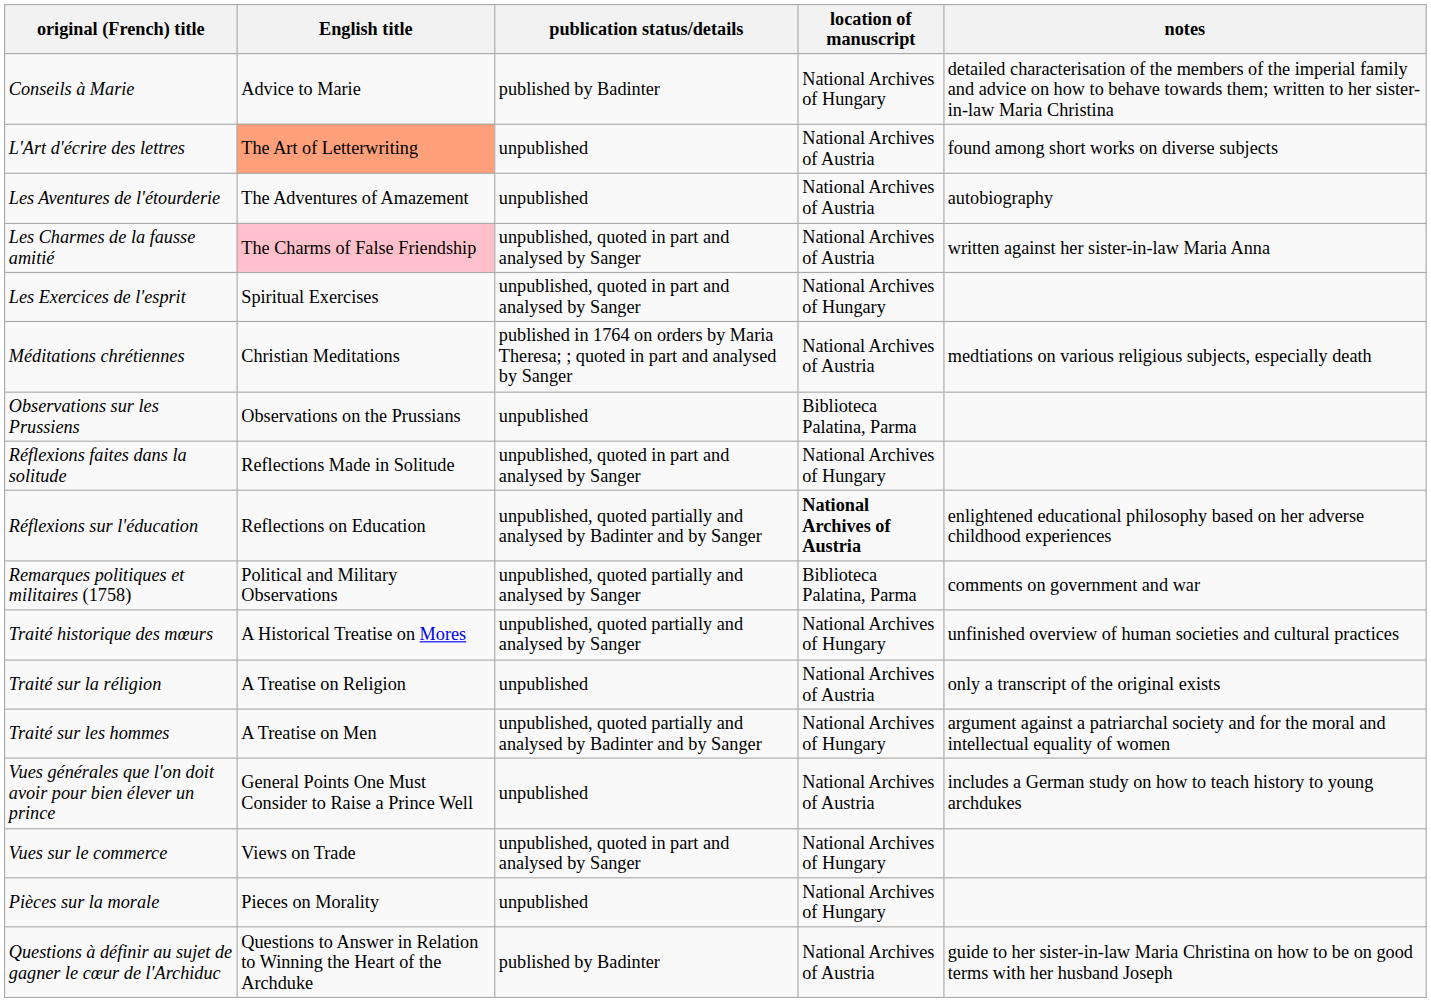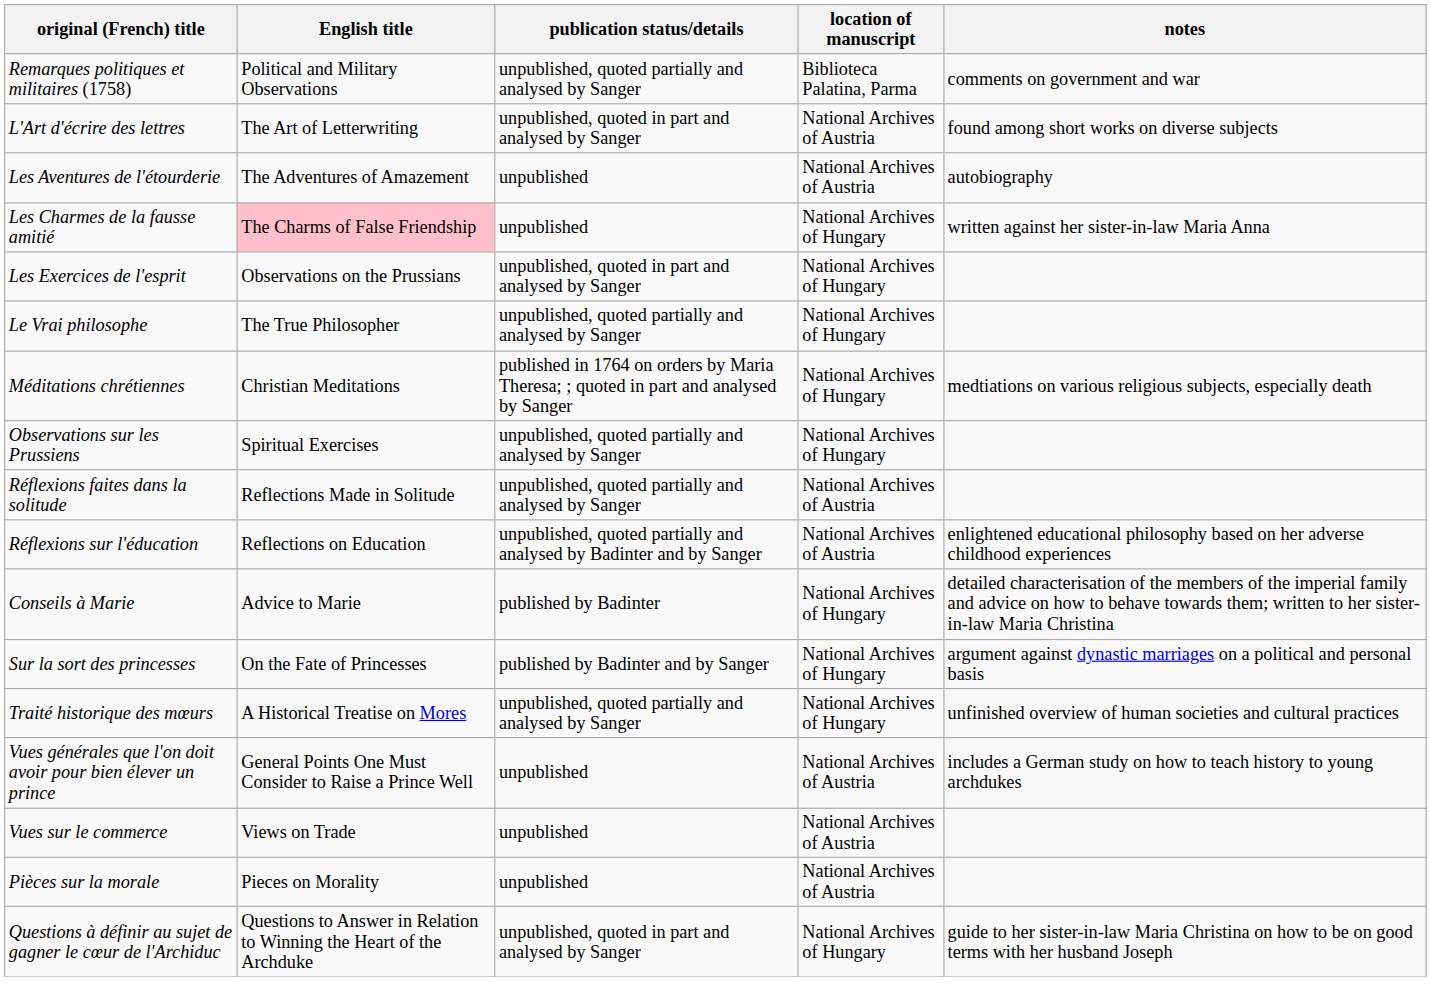rows swapped: (72, 88) <-> (97, 585)
(330, 148) lightsalmon background -> (330, 128) no background
(543, 148) unpublished -> (614, 128) unpublished, quoted in part and analysed by Sanger
(614, 247) unpublished, quoted in part and analysed by Sanger -> (543, 227) unpublished
(868, 247) National Archives of Austria -> (868, 227) National Archives of Hungary
(310, 296) Spiritual Exercises -> (351, 276) Observations on the Prussians
+ row: (78, 325)
(868, 356) National Archives of Austria -> (868, 385) National Archives of Hungary
(351, 416) Observations on the Prussians -> (310, 445) Spiritual Exercises
(543, 416) unpublished -> (621, 445) unpublished, quoted partially and analysed by Sanger
(859, 416) Biblioteca Palatina, Parma -> (868, 445) National Archives of Hungary
(614, 465) unpublished, quoted in part and analysed by Sanger -> (621, 494) unpublished, quoted partially and analysed by Sanger
(868, 465) National Archives of Hungary -> (868, 494) National Archives of Austria
(846, 525) bold -> (868, 544) normal
+ row: (102, 663)
- row: (85, 684)
- row: (89, 733)
(614, 853) unpublished, quoted in part and analysed by Sanger -> (543, 832) unpublished
(868, 853) National Archives of Hungary -> (868, 832) National Archives of Austria
(868, 902) National Archives of Hungary -> (868, 881) National Archives of Austria
(579, 962) published by Badinter -> (614, 941) unpublished, quoted in part and analysed by Sanger
(868, 962) National Archives of Austria -> (868, 941) National Archives of Hungary
